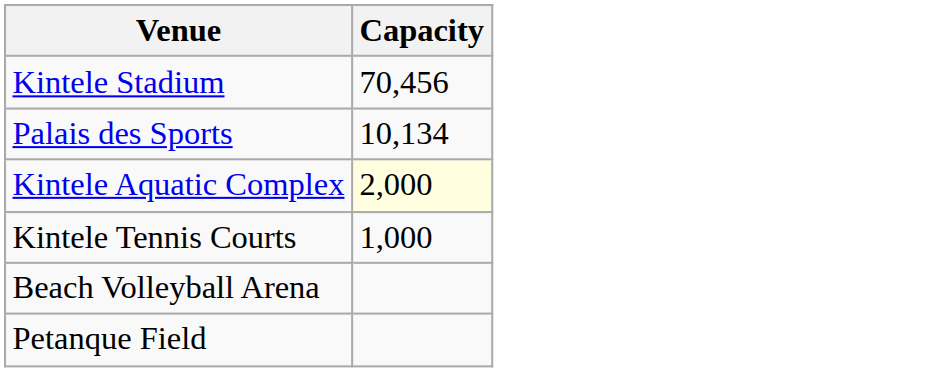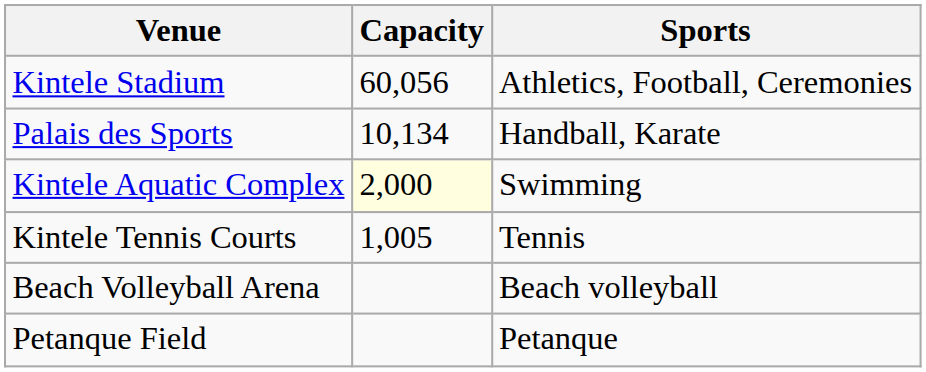+ column: (705, 30)
(404, 81) 70,456 -> (404, 81) 60,056
(396, 236) 1,000 -> (396, 236) 1,005
